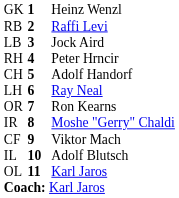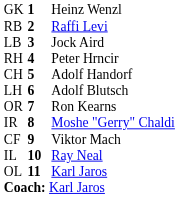(77, 90) Ray Neal -> (90, 90) Adolf Blutsch
(90, 155) Adolf Blutsch -> (77, 155) Ray Neal
